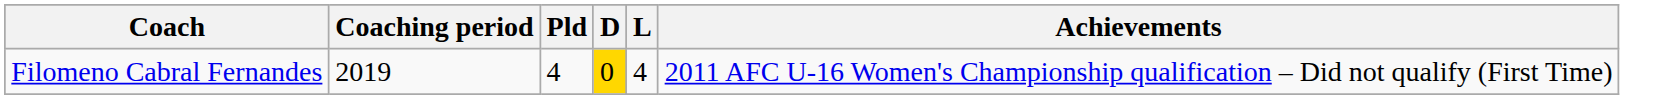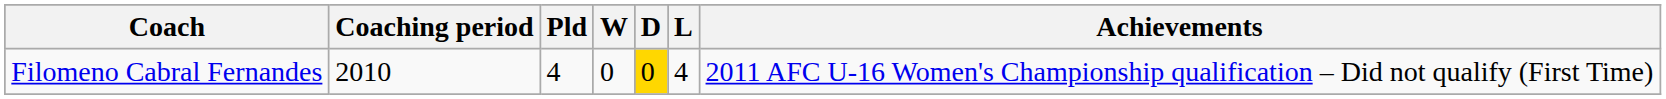+ column: (614, 26)
(363, 71) 2019 -> (363, 71) 2010
